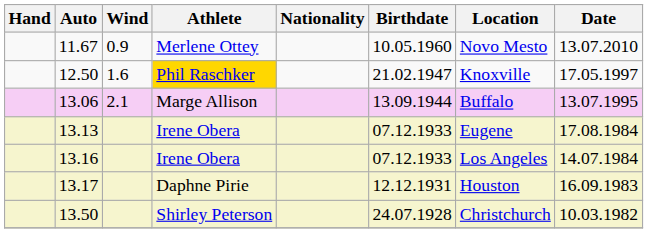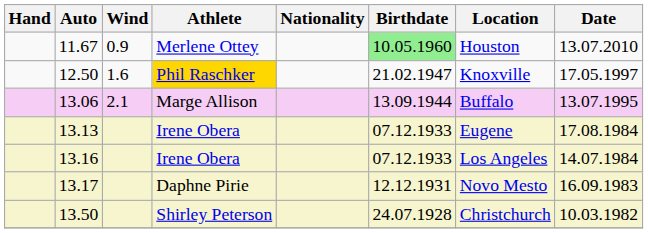(412, 46) no background -> (412, 46) lightgreen background
(504, 46) Novo Mesto -> (490, 46) Houston
(490, 185) Houston -> (504, 185) Novo Mesto
